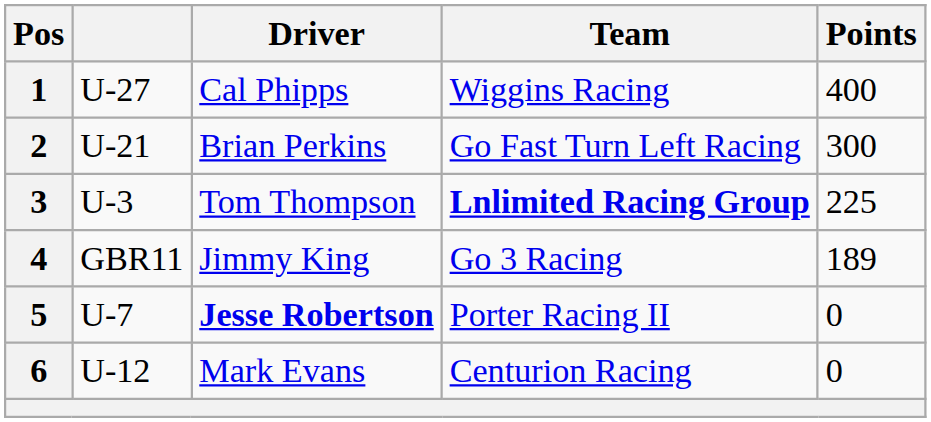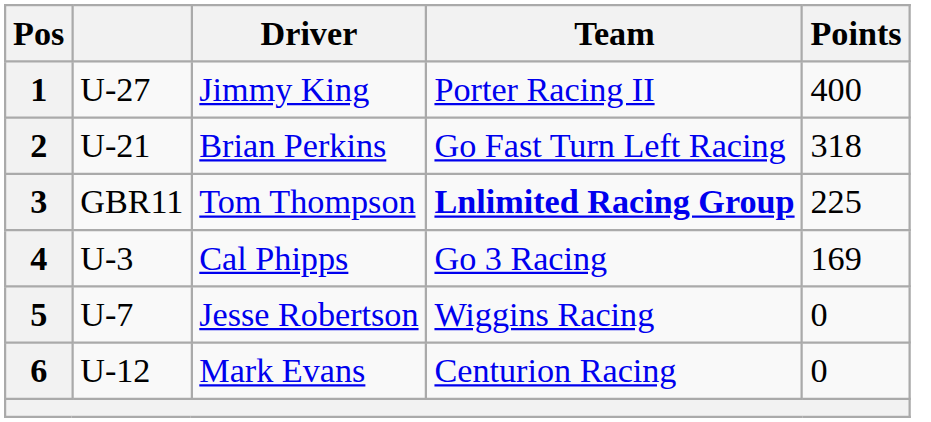(274, 89) Cal Phipps -> (284, 89) Jimmy King
(560, 89) Wiggins Racing -> (545, 89) Porter Racing II
(851, 145) 300 -> (836, 145) 318
(107, 202) U-3 -> (132, 202) GBR11
(132, 258) GBR11 -> (107, 258) U-3
(284, 258) Jimmy King -> (274, 258) Cal Phipps
(851, 258) 189 -> (836, 258) 169
(317, 314) bold -> (309, 314) normal
(560, 314) Porter Racing II -> (544, 314) Wiggins Racing
